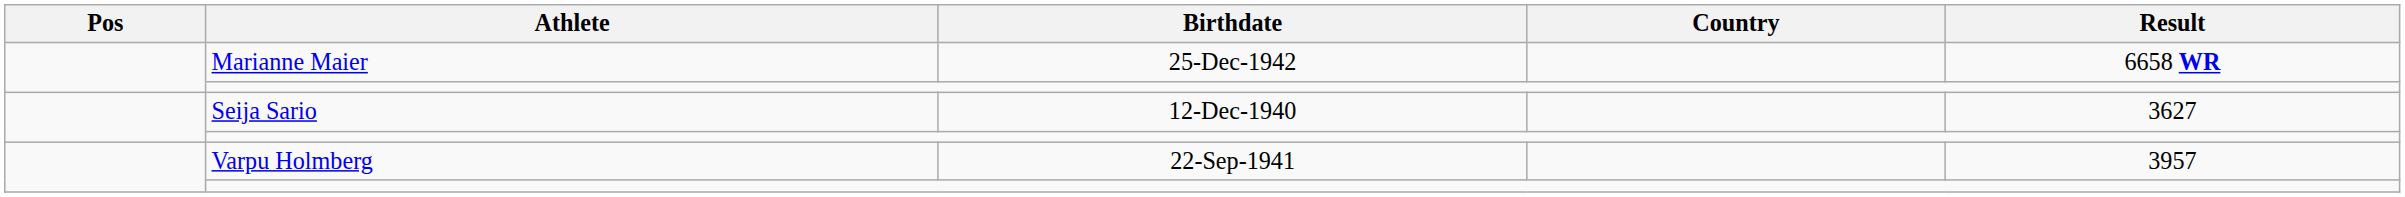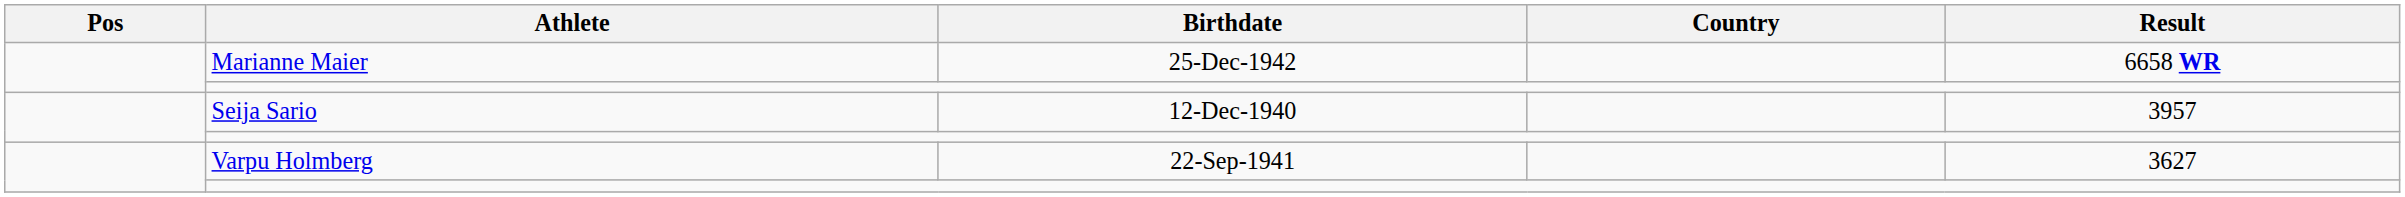(2172, 111) 3627 -> (2172, 111) 3957
(2172, 160) 3957 -> (2172, 160) 3627
